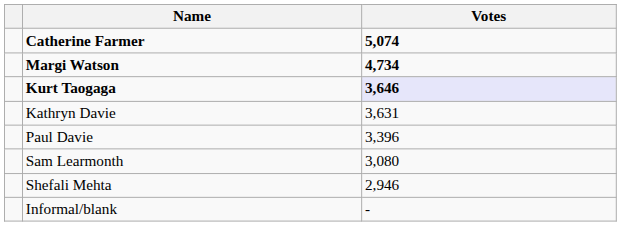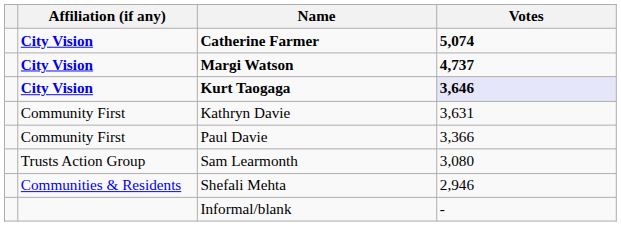+ column: (107, 16)
(382, 64) 4,734 -> (457, 64) 4,737
(382, 137) 3,396 -> (457, 137) 3,366
